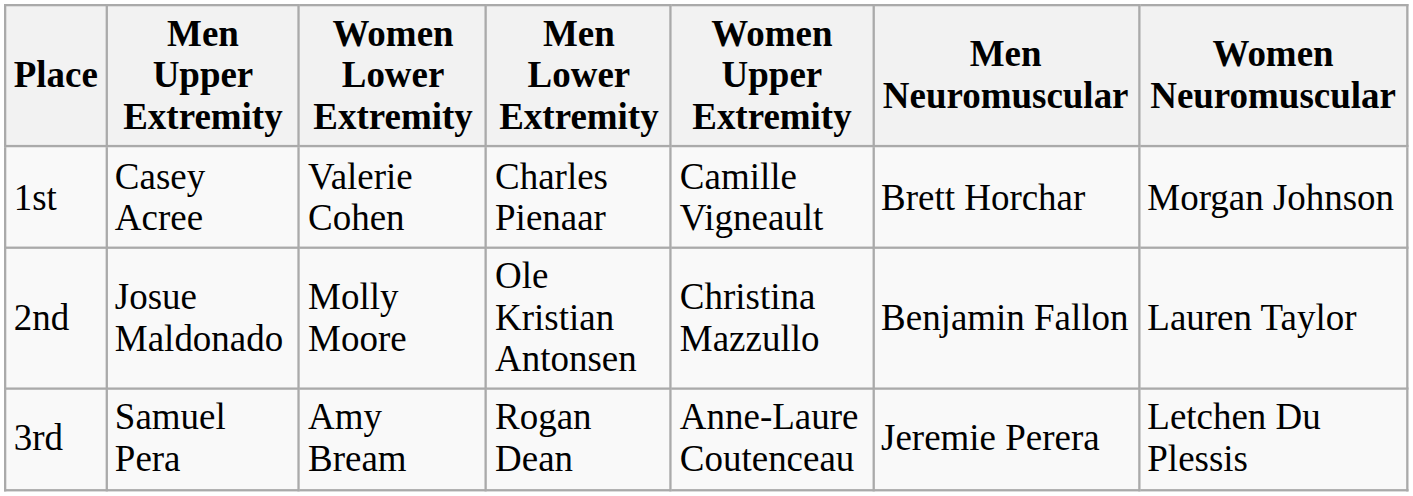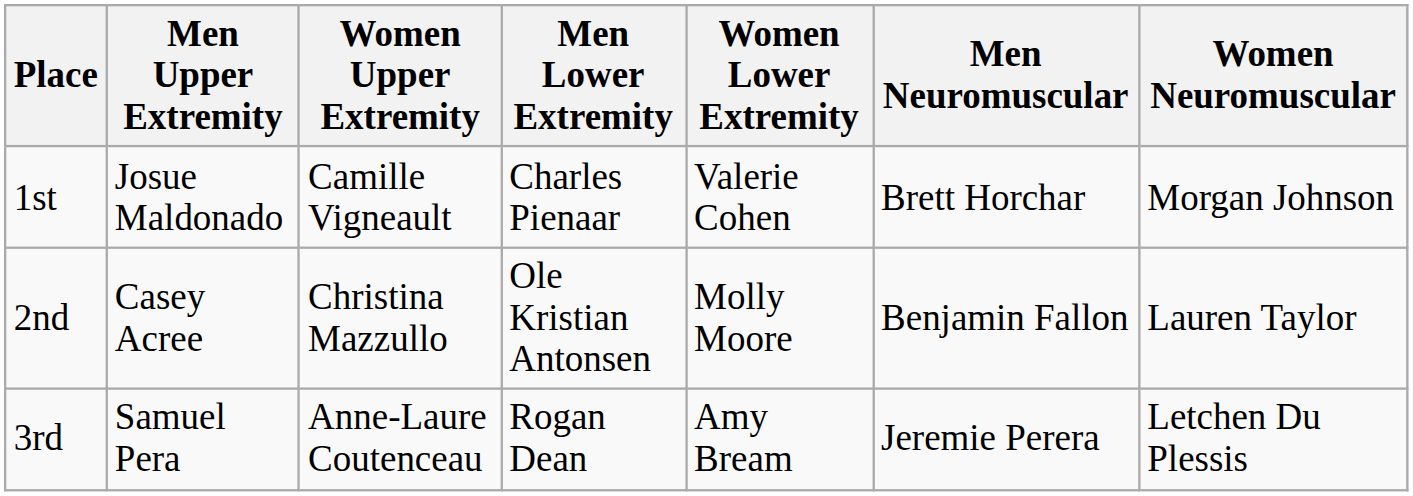columns swapped: (772, 75) <-> (393, 75)
(160, 196) Casey Acree -> (199, 196) Josue Maldonado
(199, 317) Josue Maldonado -> (160, 317) Casey Acree
